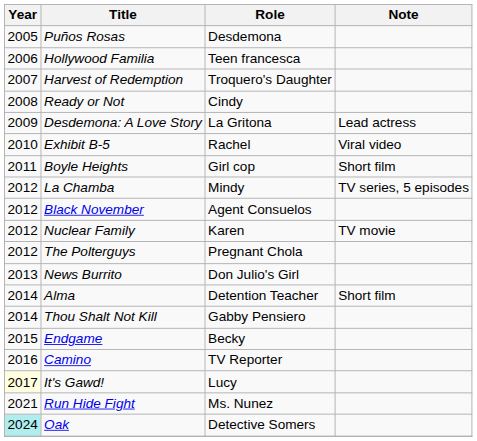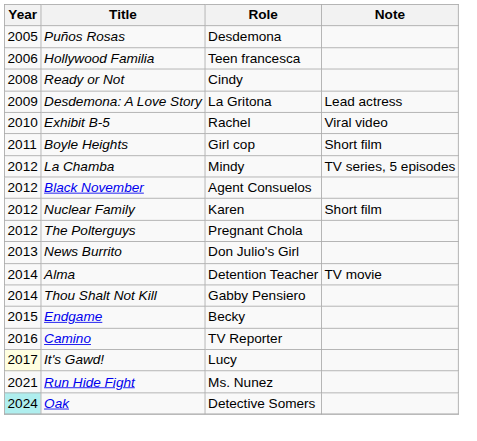- row: (114, 79)
(367, 230) TV movie -> (353, 209) Short film
(367, 295) Short film -> (353, 274) TV movie
